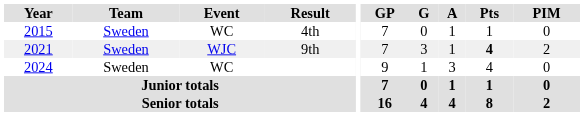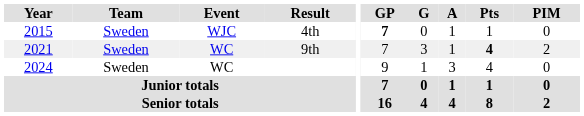(222, 31) WC -> (222, 31) WJC
(385, 31) normal -> (385, 31) bold
(222, 49) WJC -> (222, 49) WC
